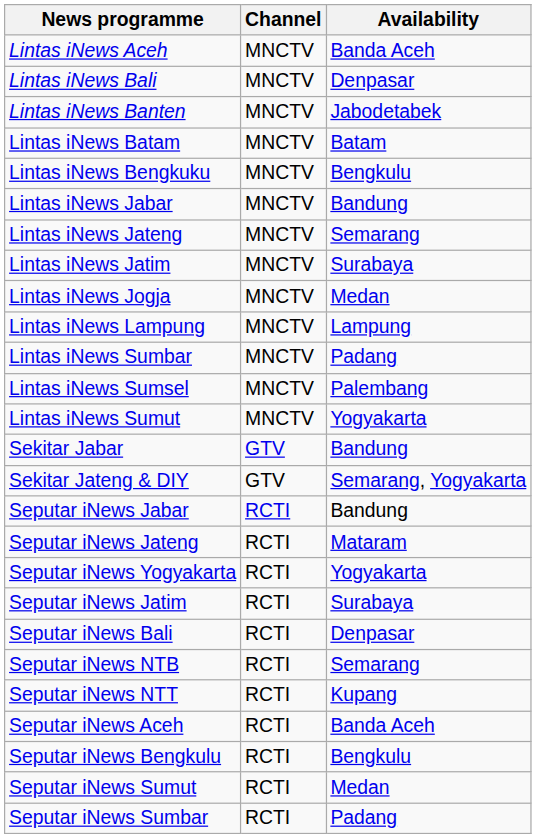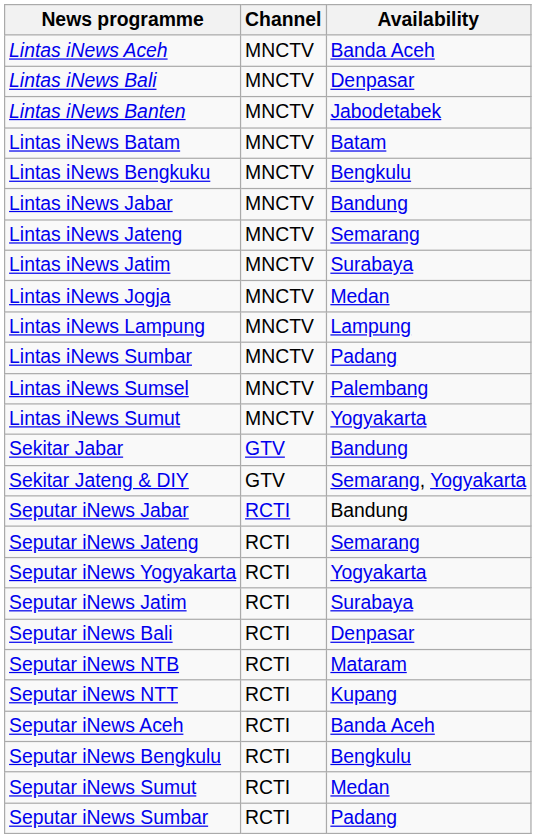(369, 541) Mataram -> (375, 541) Semarang
(375, 664) Semarang -> (369, 664) Mataram
